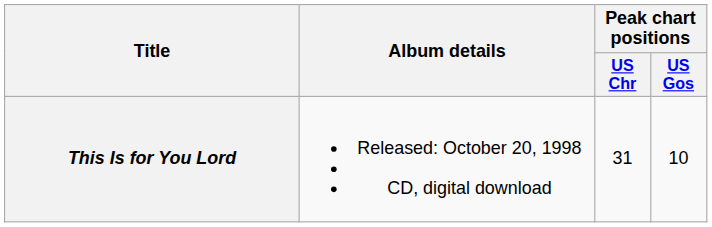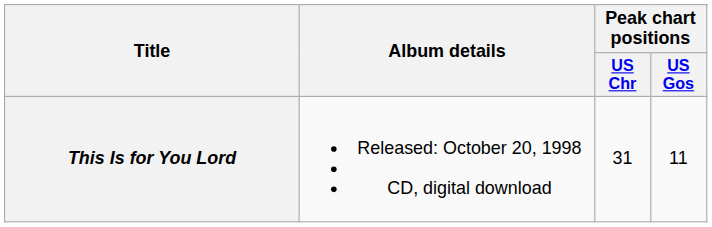(678, 158) 10 -> (678, 158) 11
